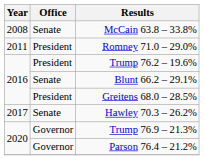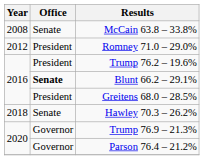(17, 46) 2011 -> (17, 46) 2012
(47, 79) normal -> (48, 79) bold
(17, 113) 2017 -> (17, 113) 2018
